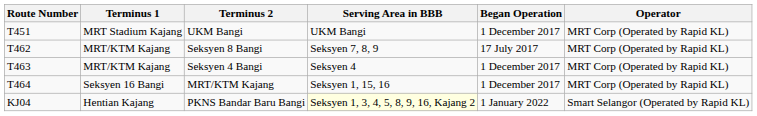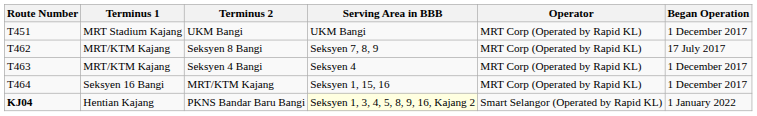columns swapped: (658, 13) <-> (521, 13)
(19, 102) normal -> (20, 102) bold
